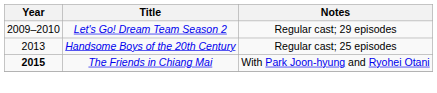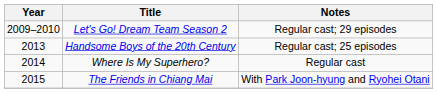+ row: (150, 63)
(33, 63) bold -> (33, 79) normal
